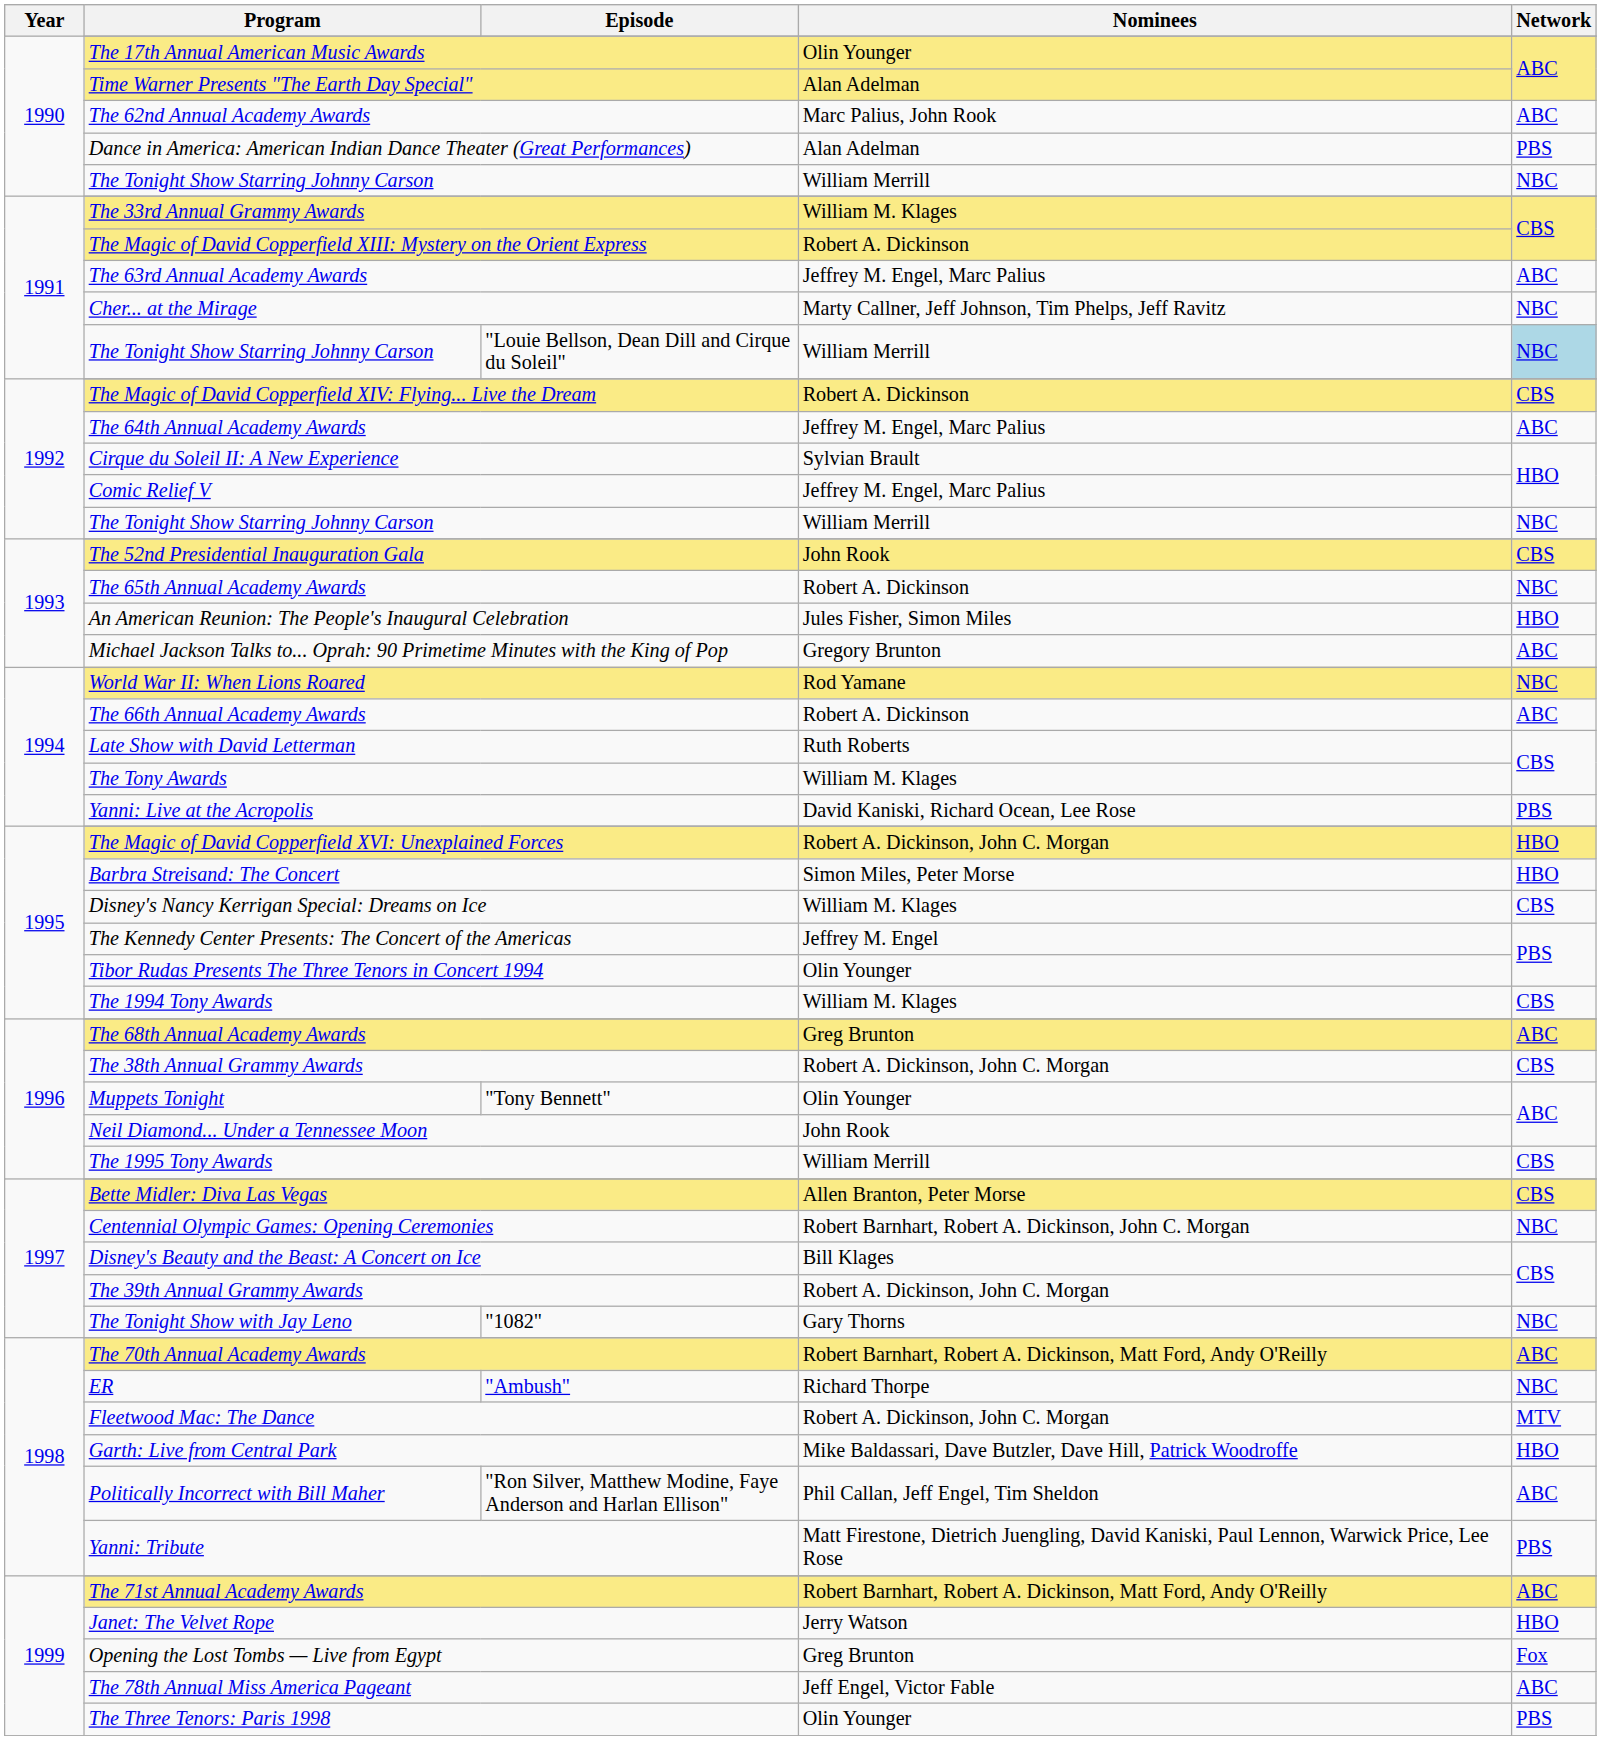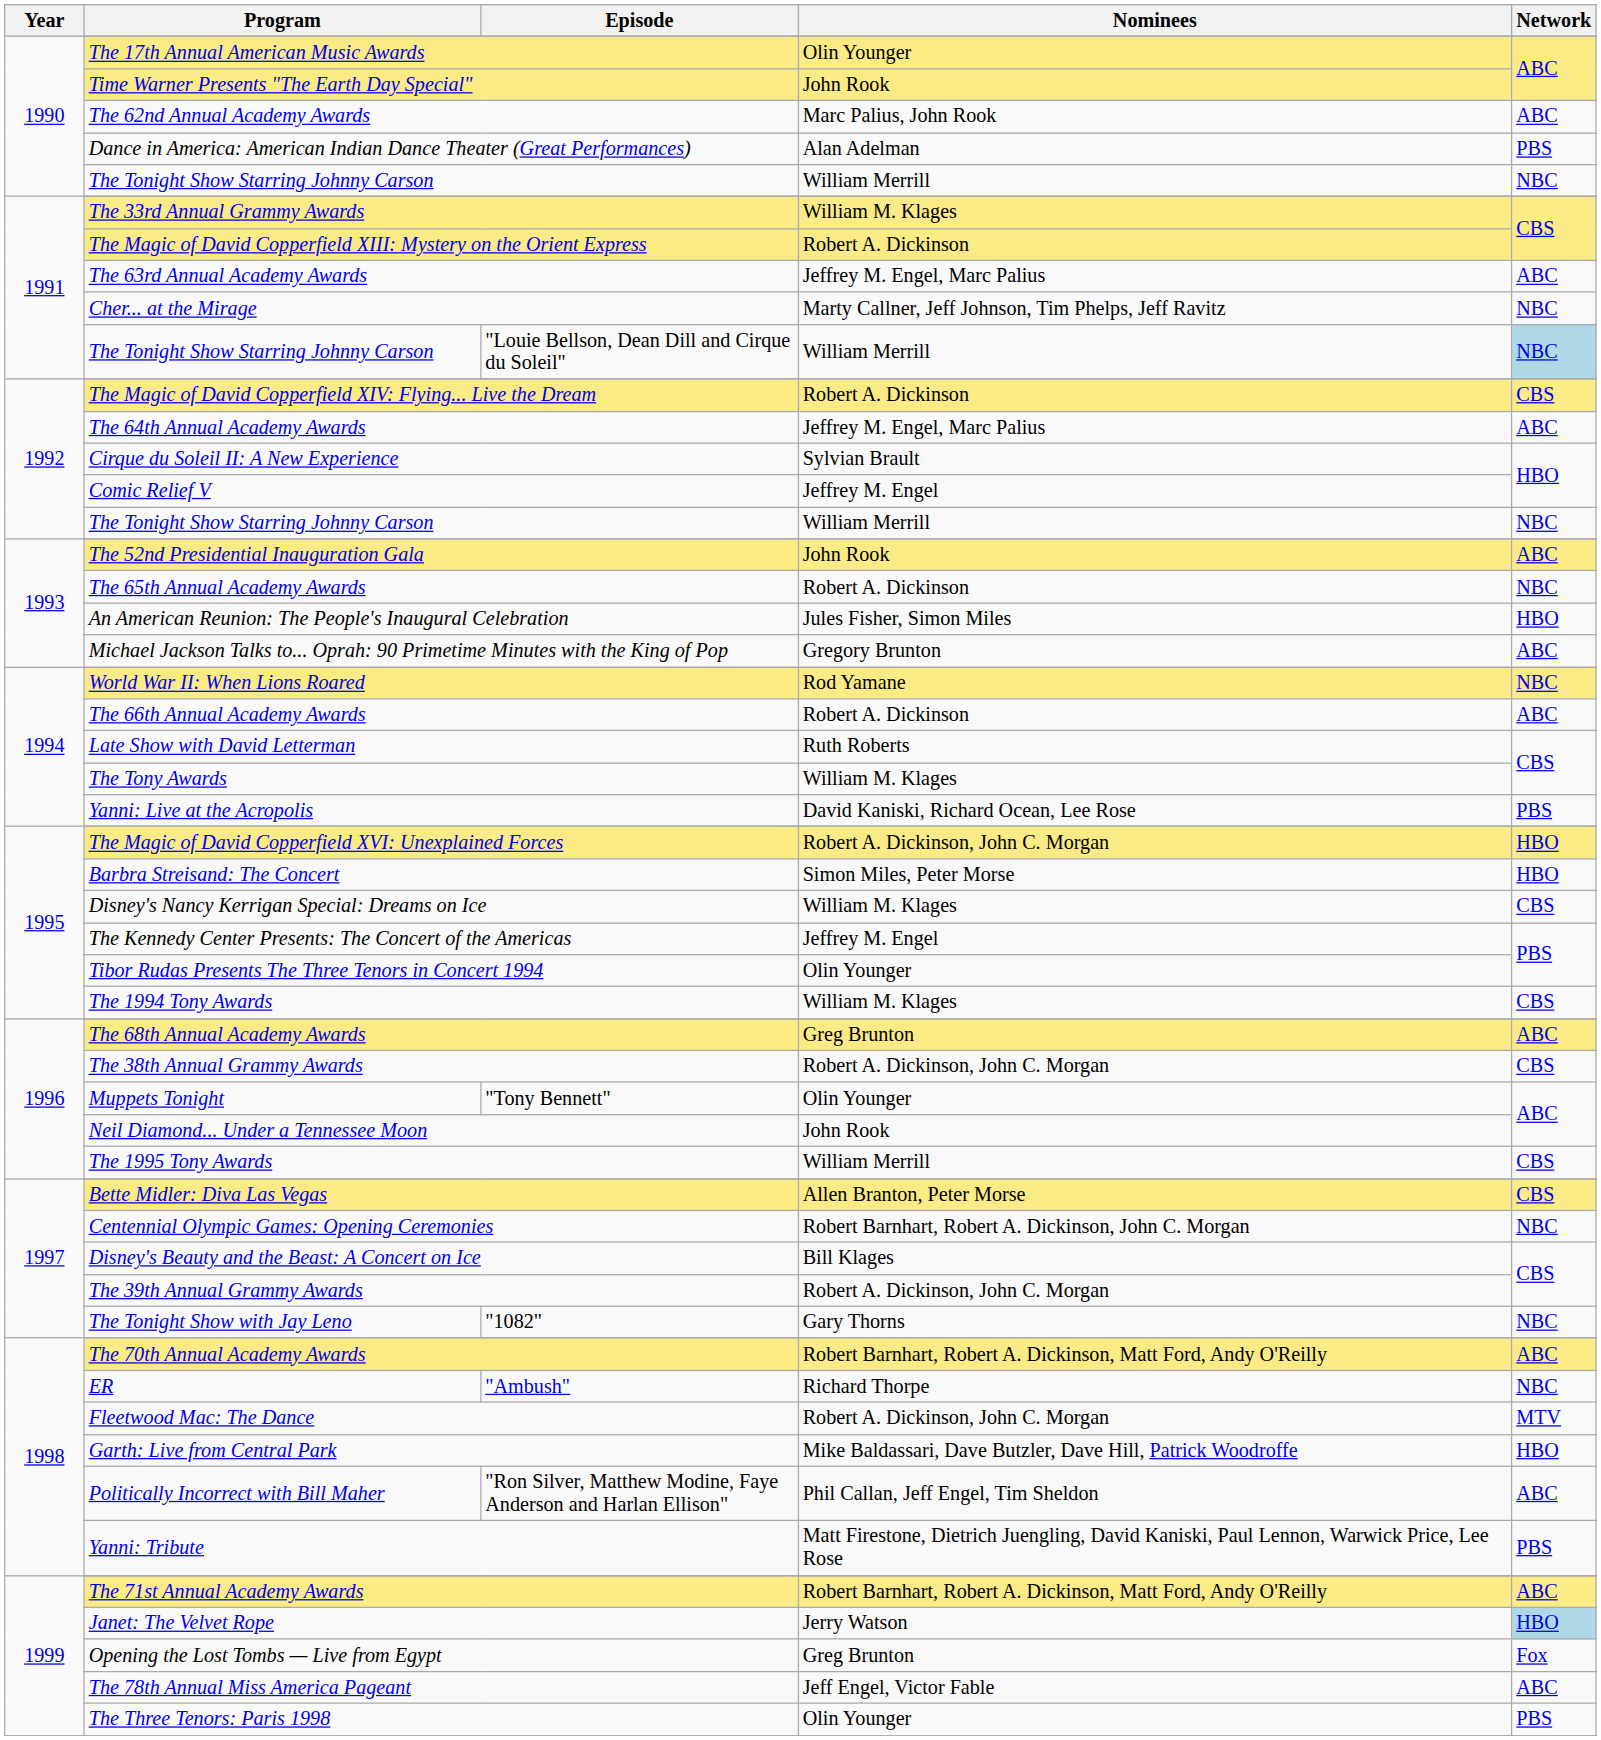(861, 84) Alan Adelman -> (846, 84) John Rook
(924, 490) Jeffrey M. Engel, Marc Palius -> (870, 490) Jeffrey M. Engel
(1535, 554) CBS -> (1537, 554) ABC
(1538, 1623) no background -> (1538, 1623) lightblue background
